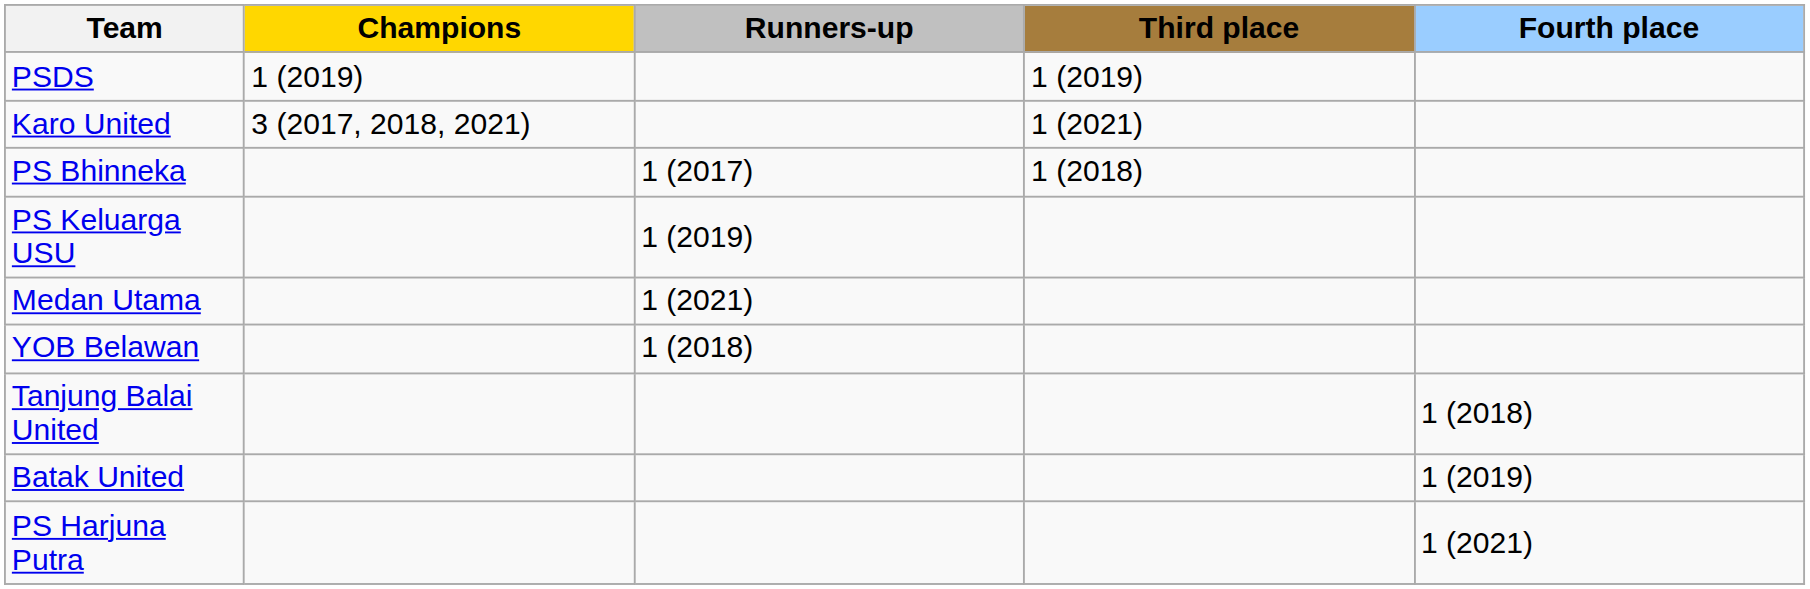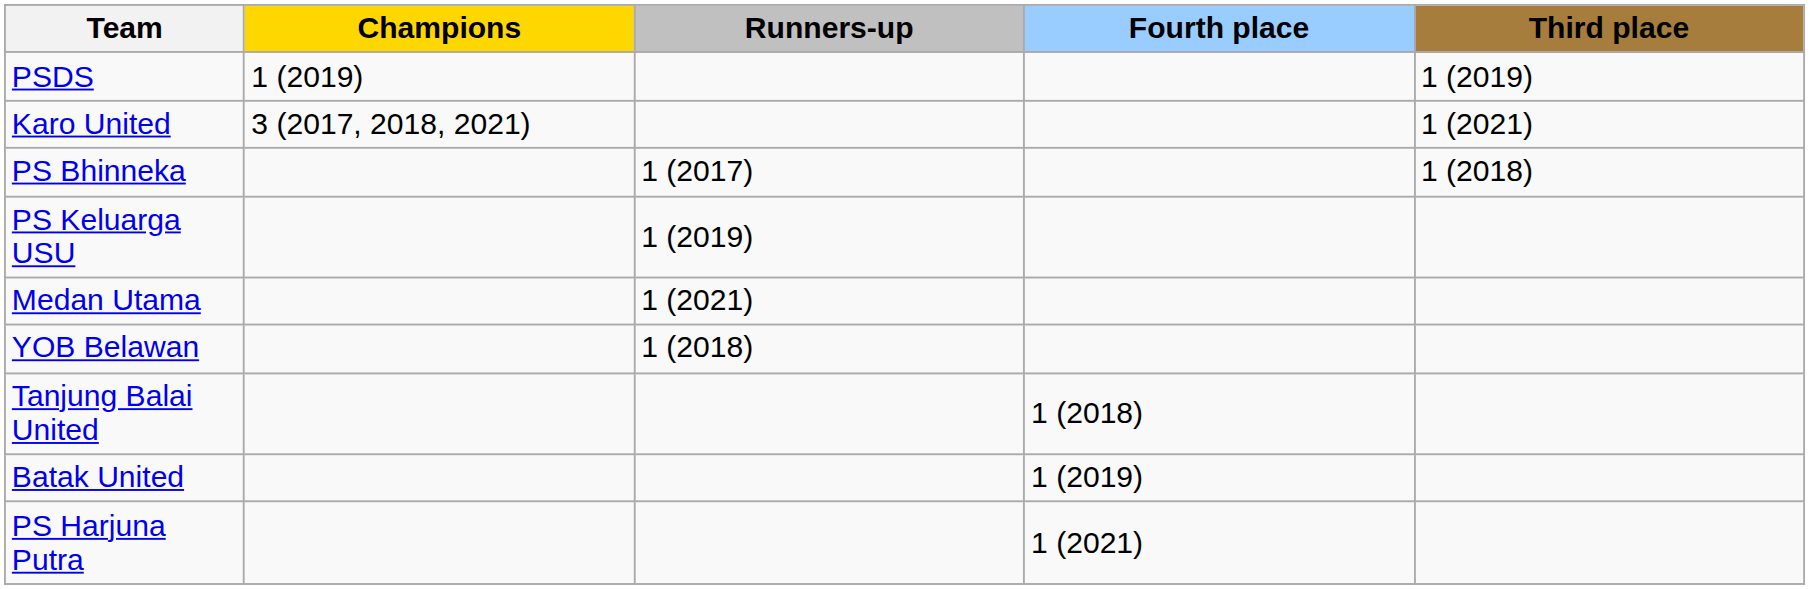columns swapped: (1219, 28) <-> (1609, 28)
